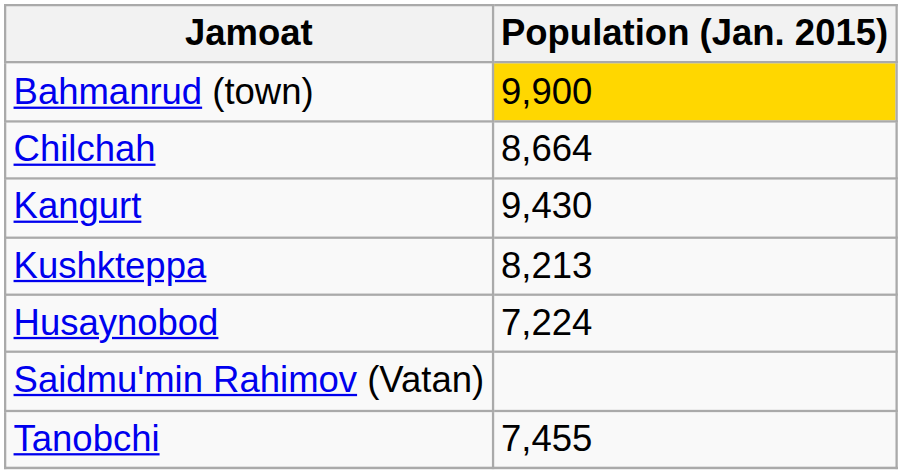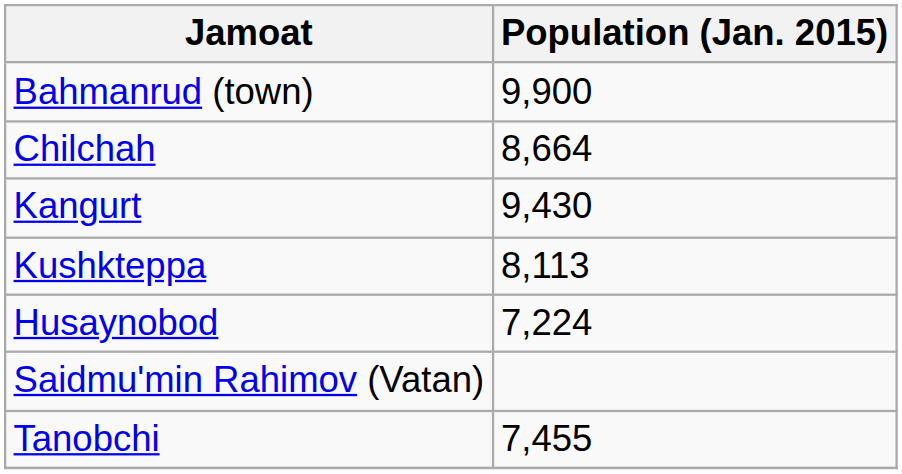(547, 91) gold background -> (547, 91) no background
(547, 264) 8,213 -> (545, 264) 8,113
